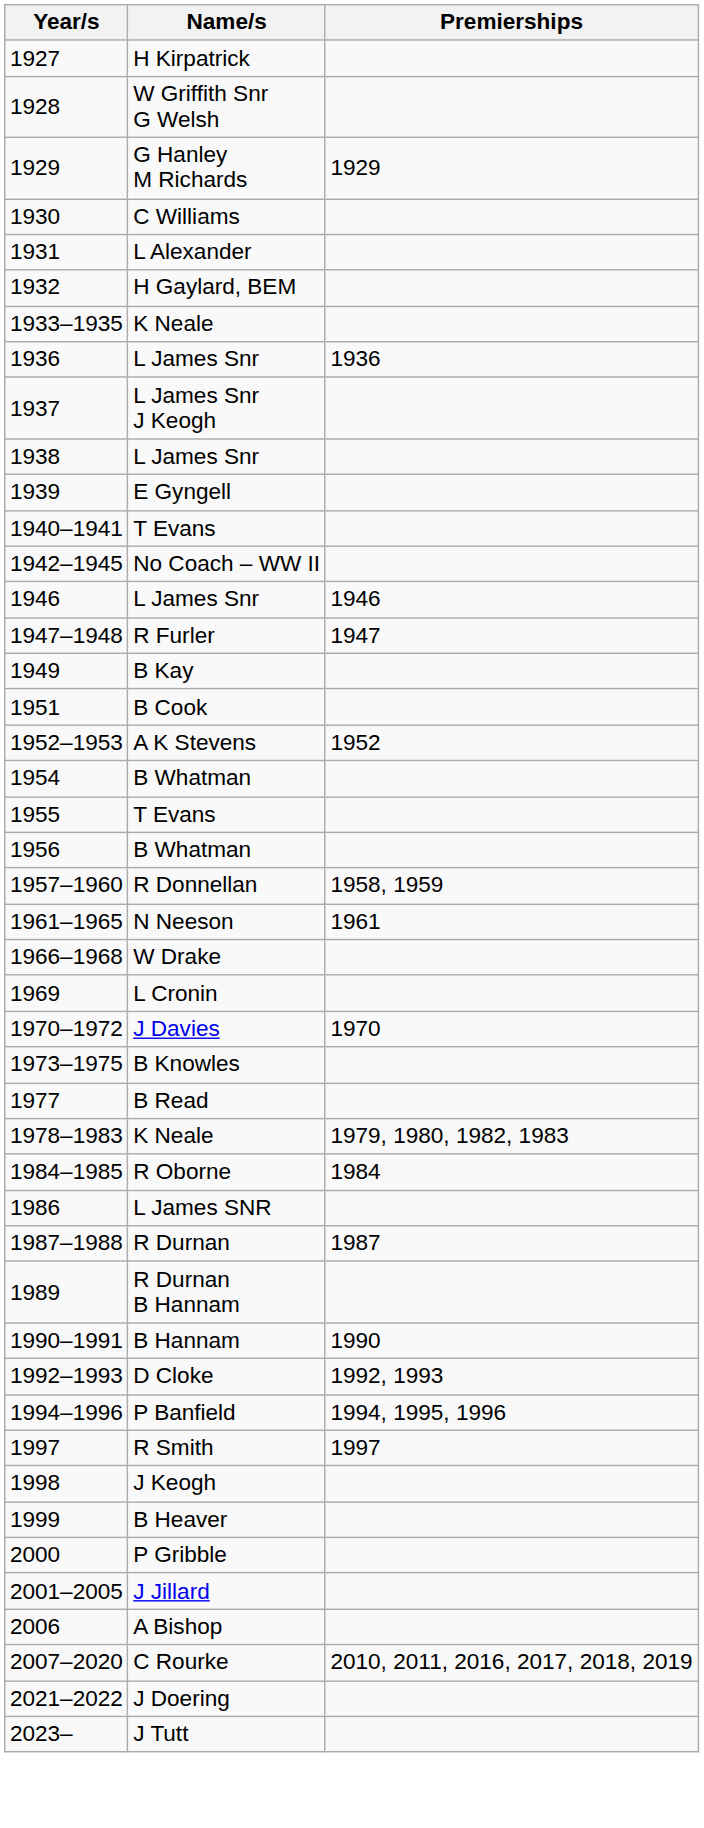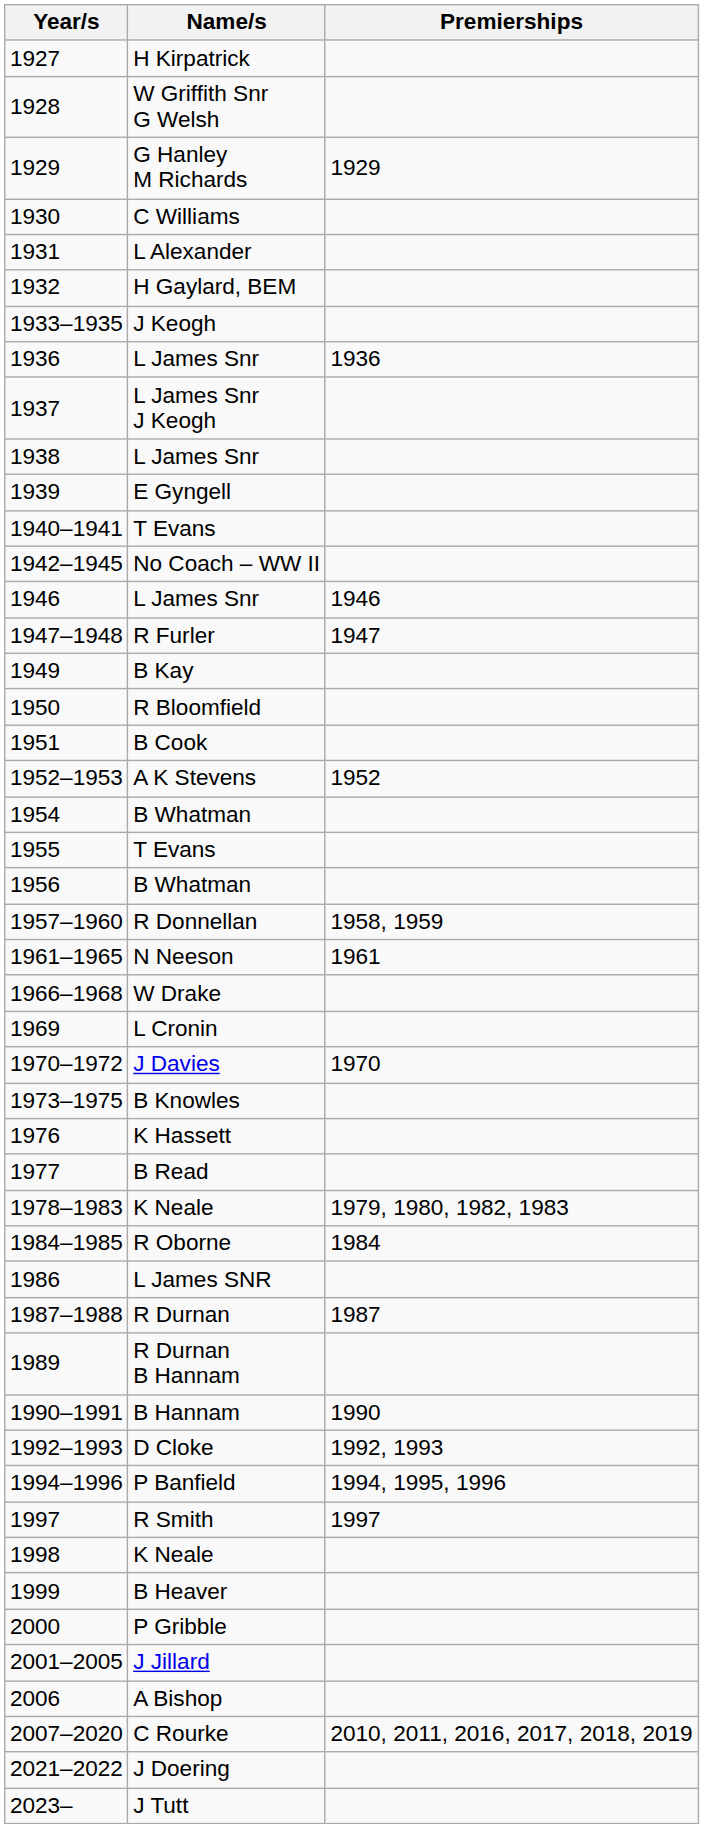(173, 323) K Neale -> (175, 323) J Keogh
+ row: (35, 706)
+ row: (35, 1136)
(175, 1483) J Keogh -> (173, 1555) K Neale
